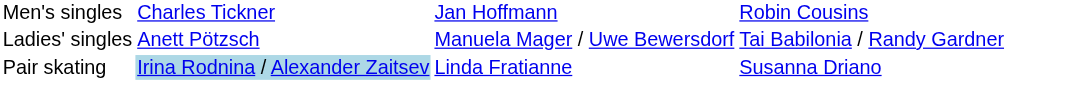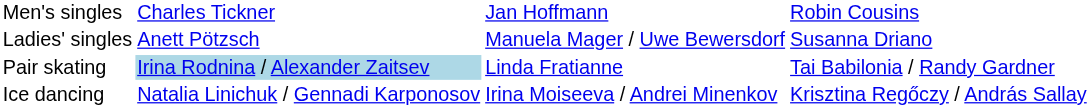(872, 40) Tai Babilonia / Randy Gardner -> (861, 40) Susanna Driano
(810, 67) Susanna Driano -> (922, 67) Tai Babilonia / Randy Gardner
+ row: (53, 94)
